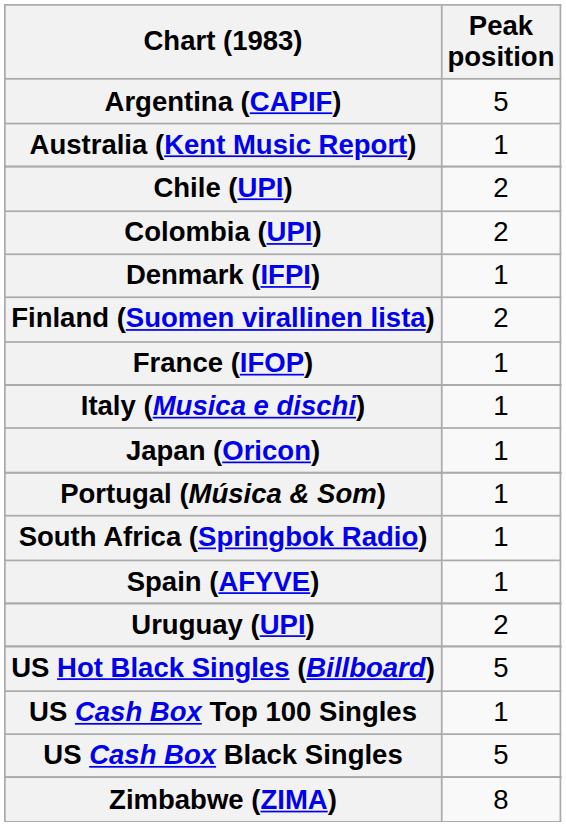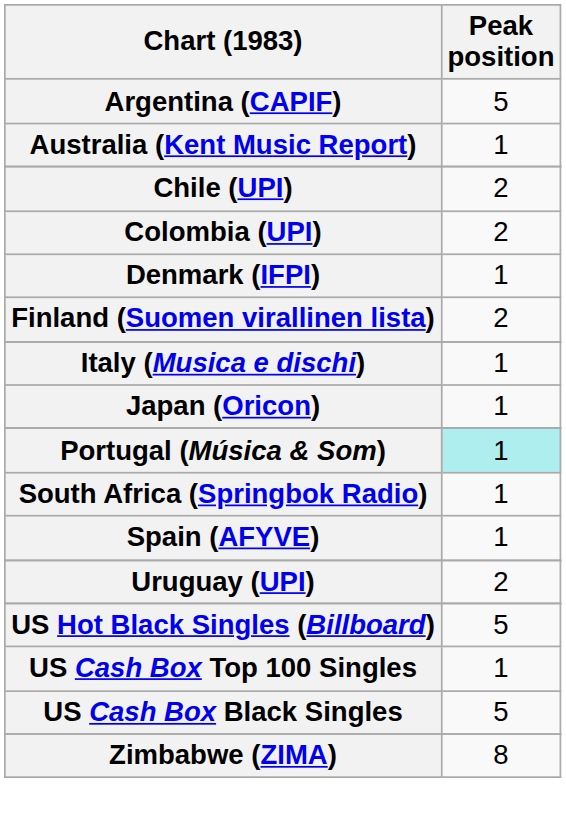- row: (223, 362)
(501, 493) no background -> (501, 450) paleturquoise background
